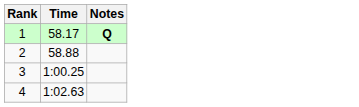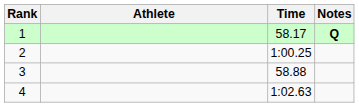+ column: (154, 14)
(64, 53) 58.88 -> (291, 53) 1:00.25
(64, 72) 1:00.25 -> (291, 72) 58.88
